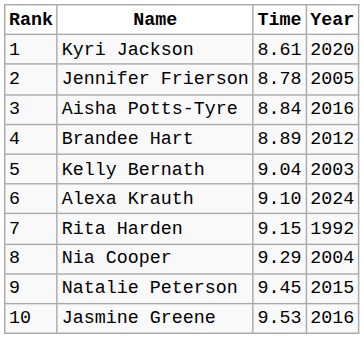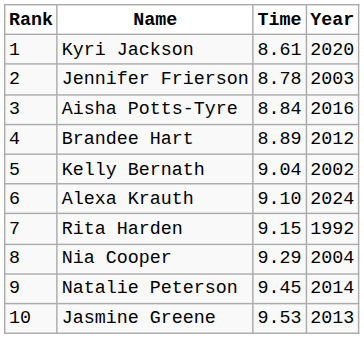(332, 79) 2005 -> (332, 79) 2003
(332, 169) 2003 -> (332, 169) 2002
(332, 289) 2015 -> (332, 289) 2014
(332, 318) 2016 -> (332, 318) 2013
